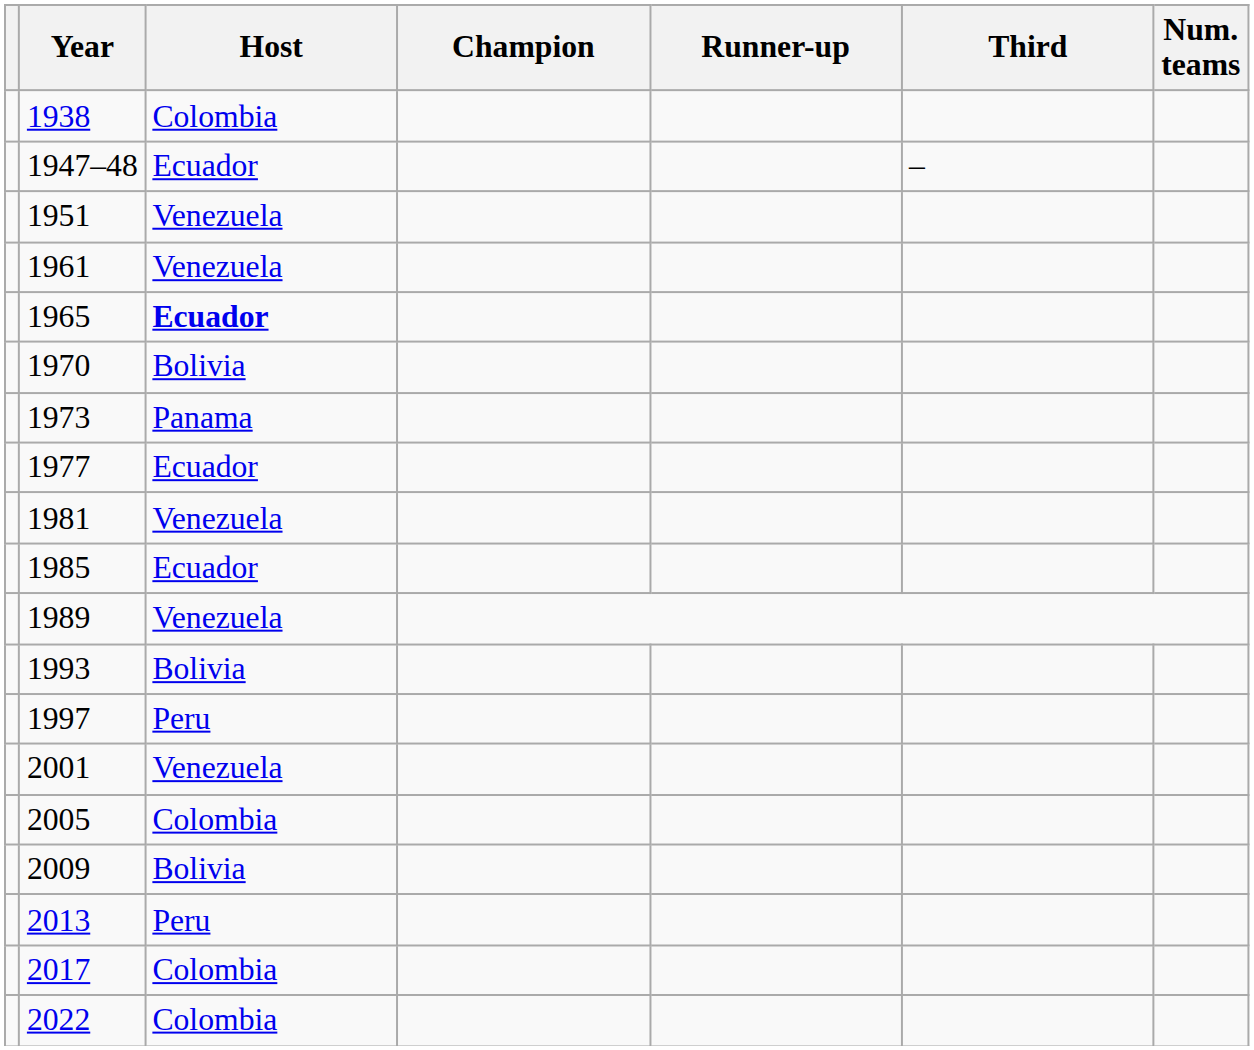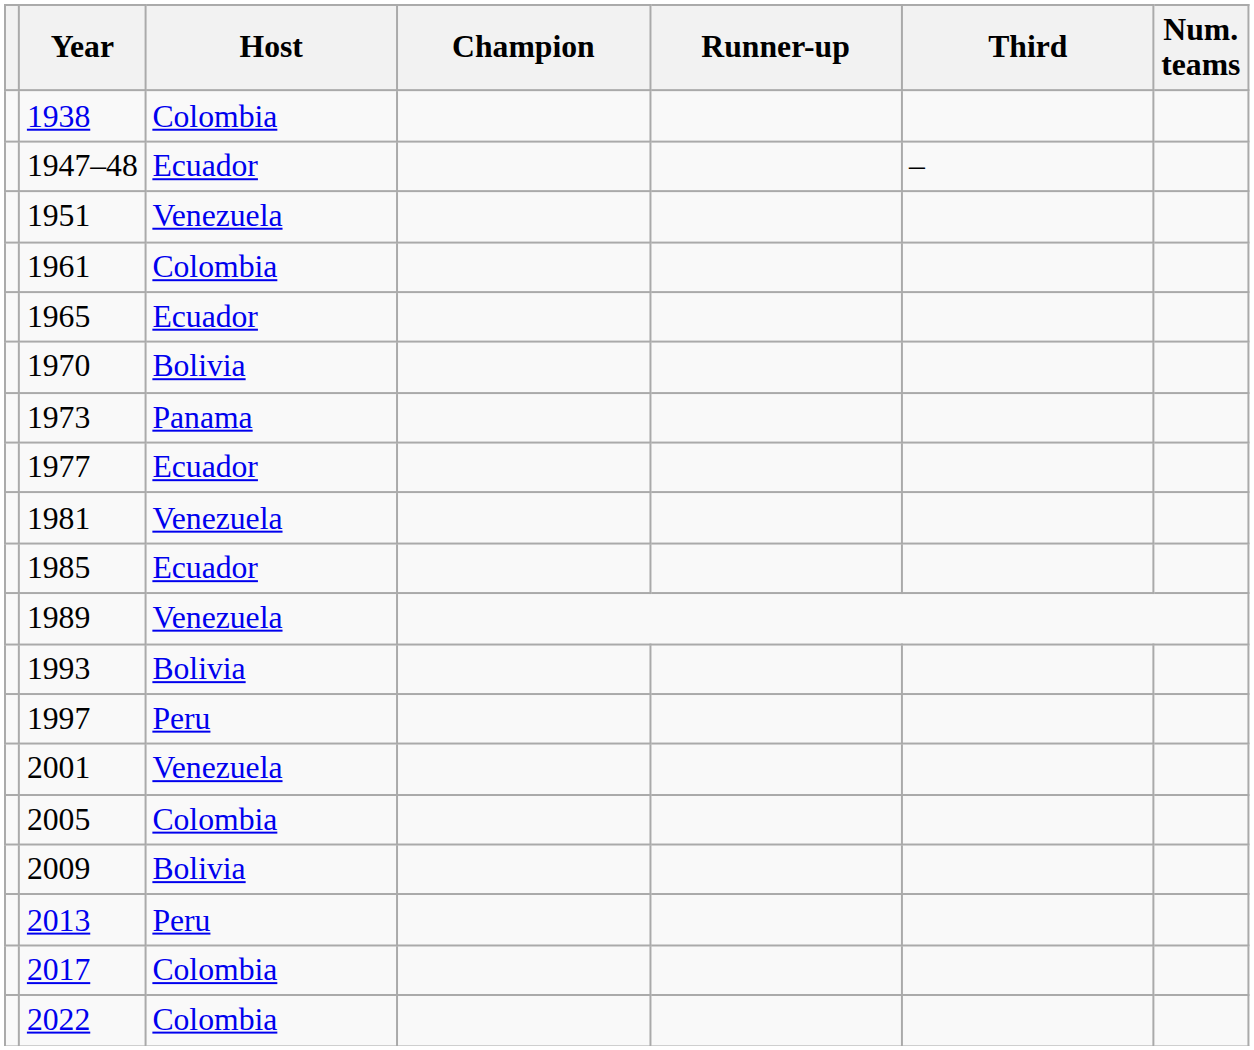(217, 266) Venezuela -> (215, 266) Colombia
(210, 316) bold -> (205, 316) normal
